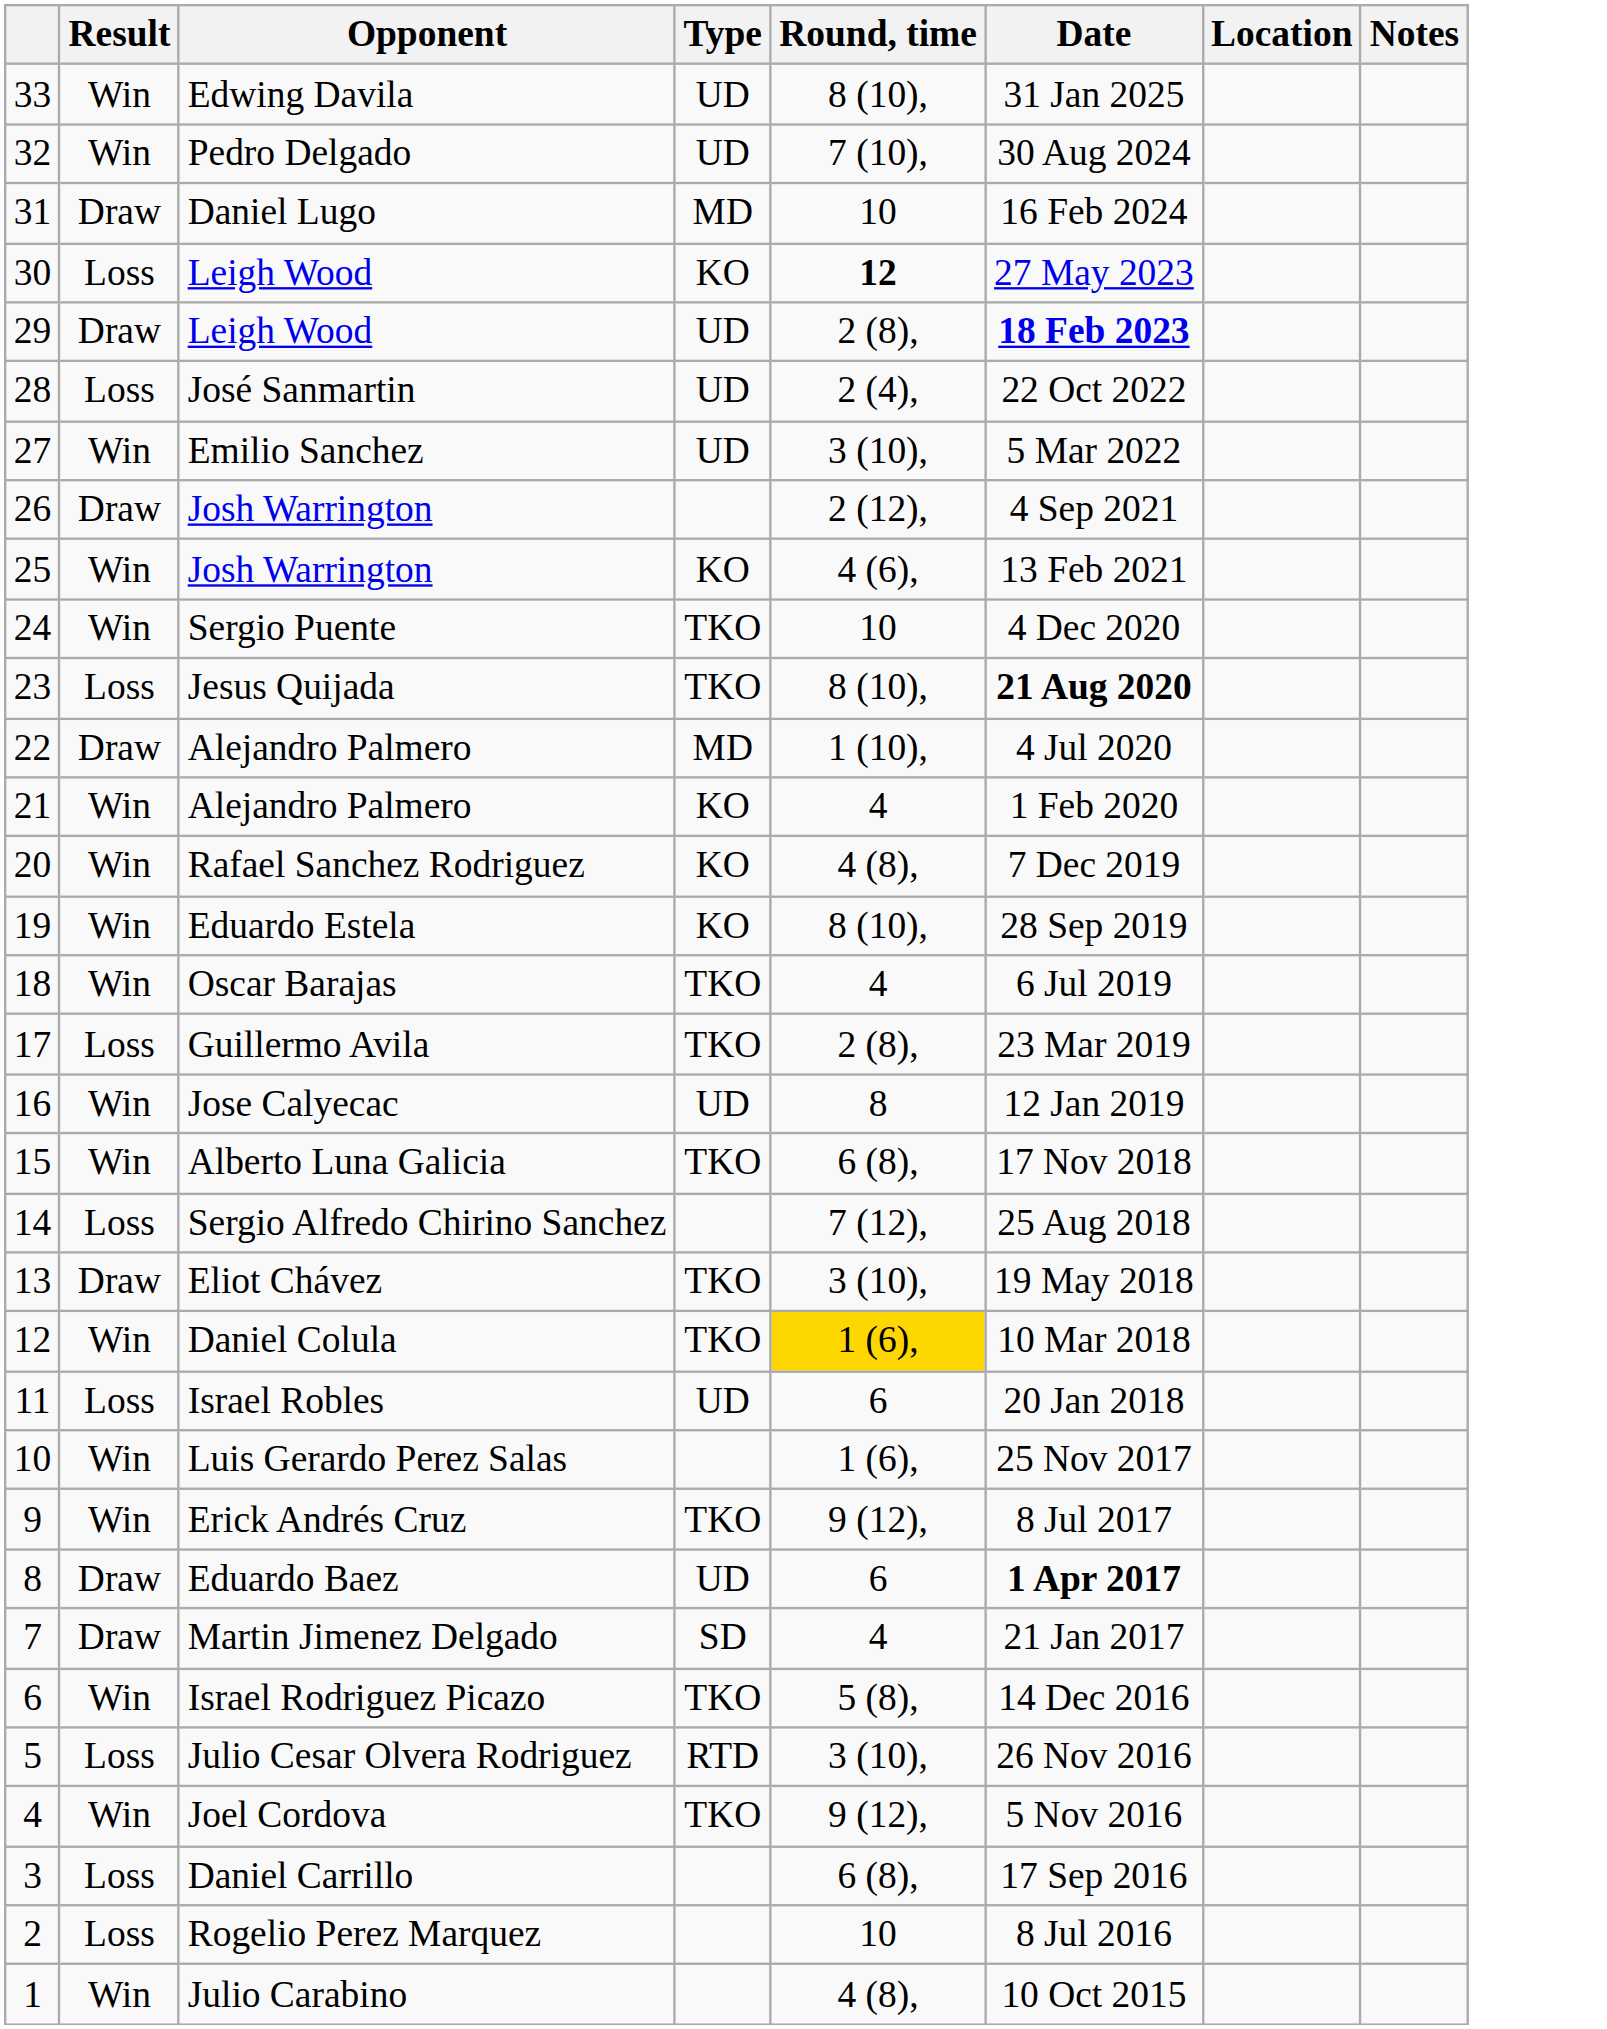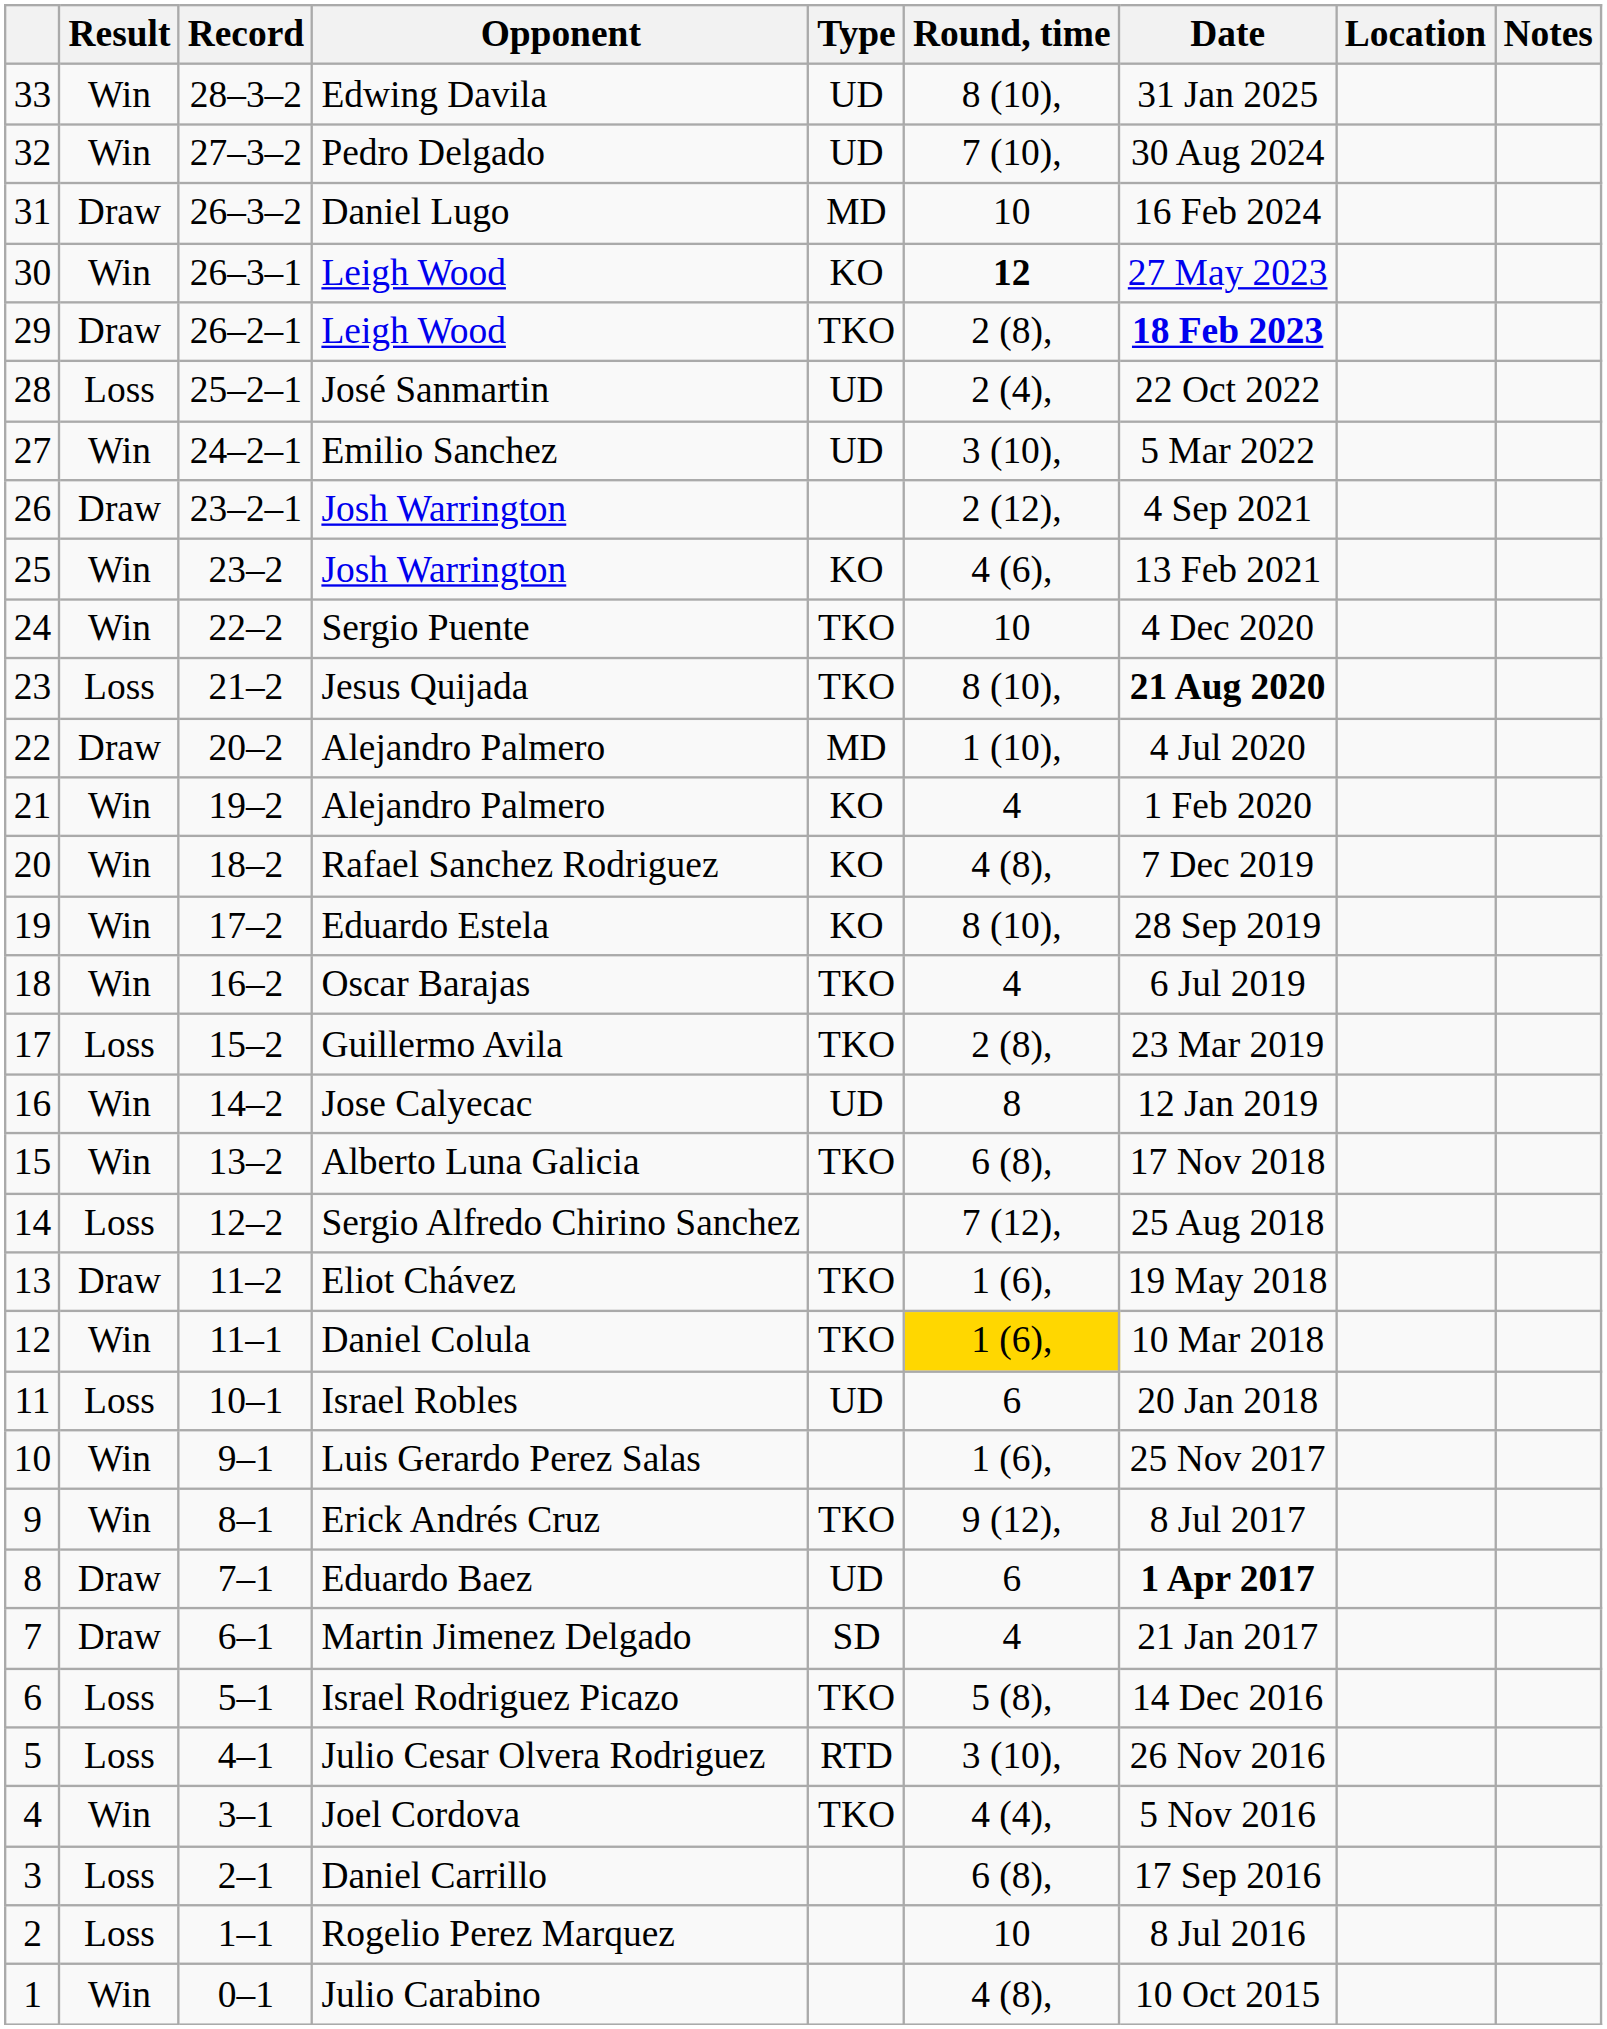+ column: (246, 34)
(119, 271) Loss -> (119, 271) Win
(723, 331) UD -> (857, 331) TKO
(878, 1281) 3 (10), -> (1012, 1281) 1 (6),
(119, 1696) Win -> (119, 1696) Loss
(878, 1815) 9 (12), -> (1012, 1815) 4 (4),
